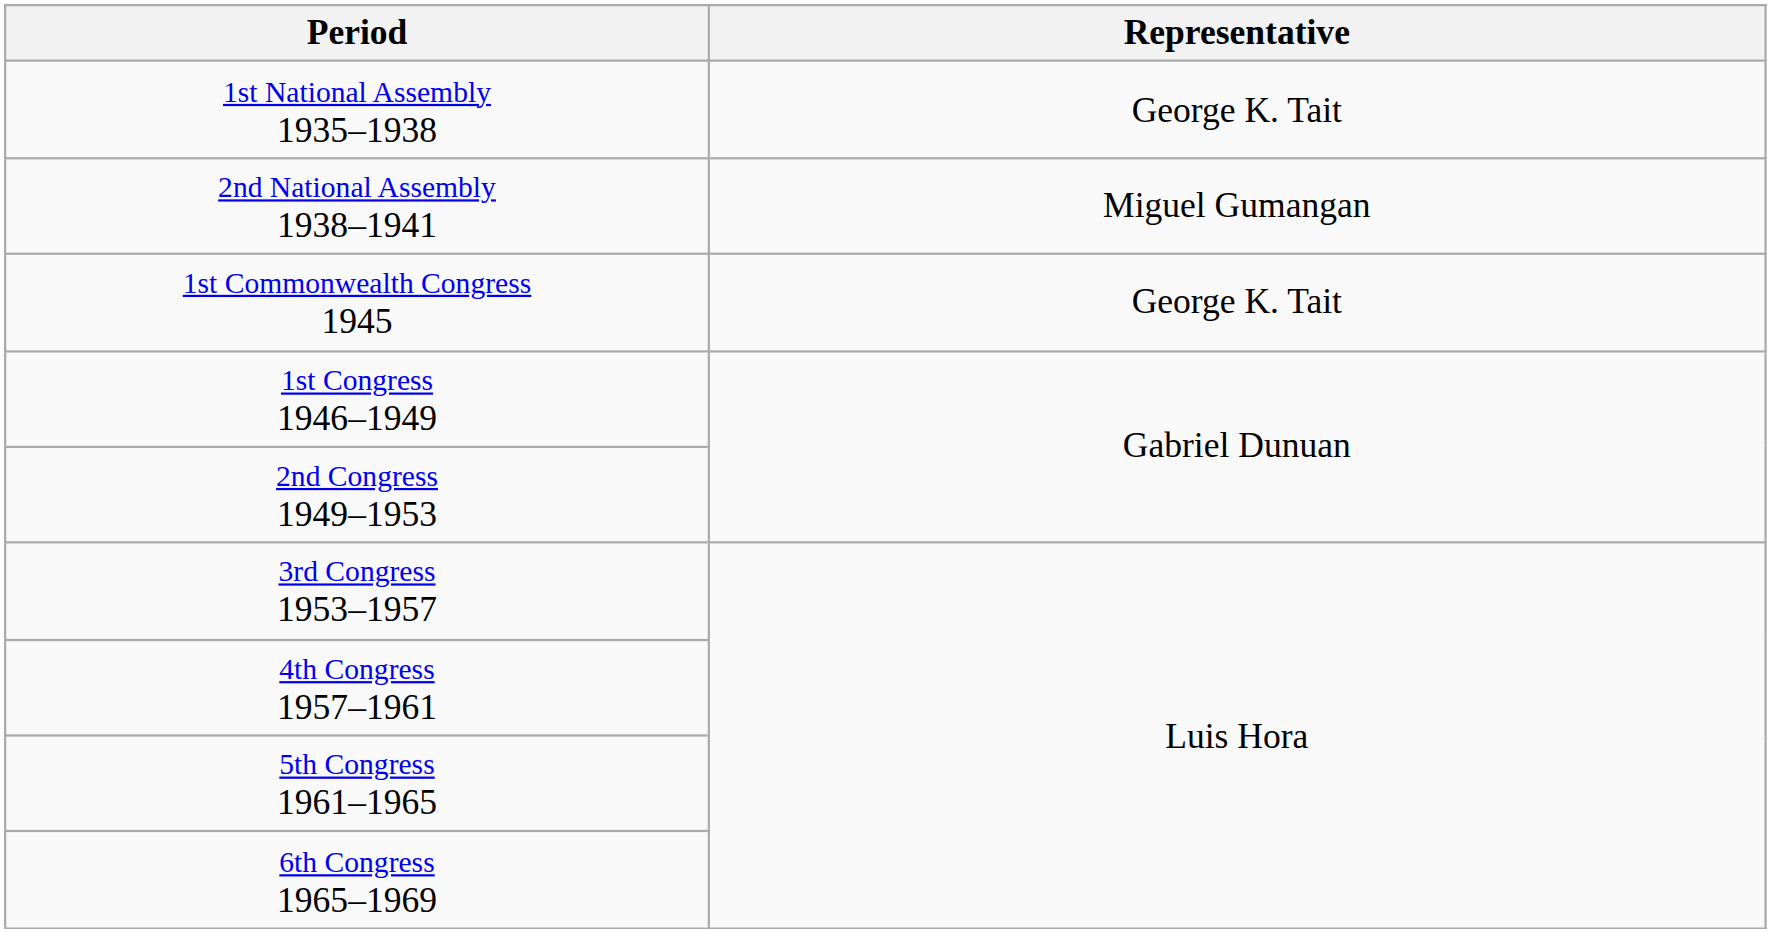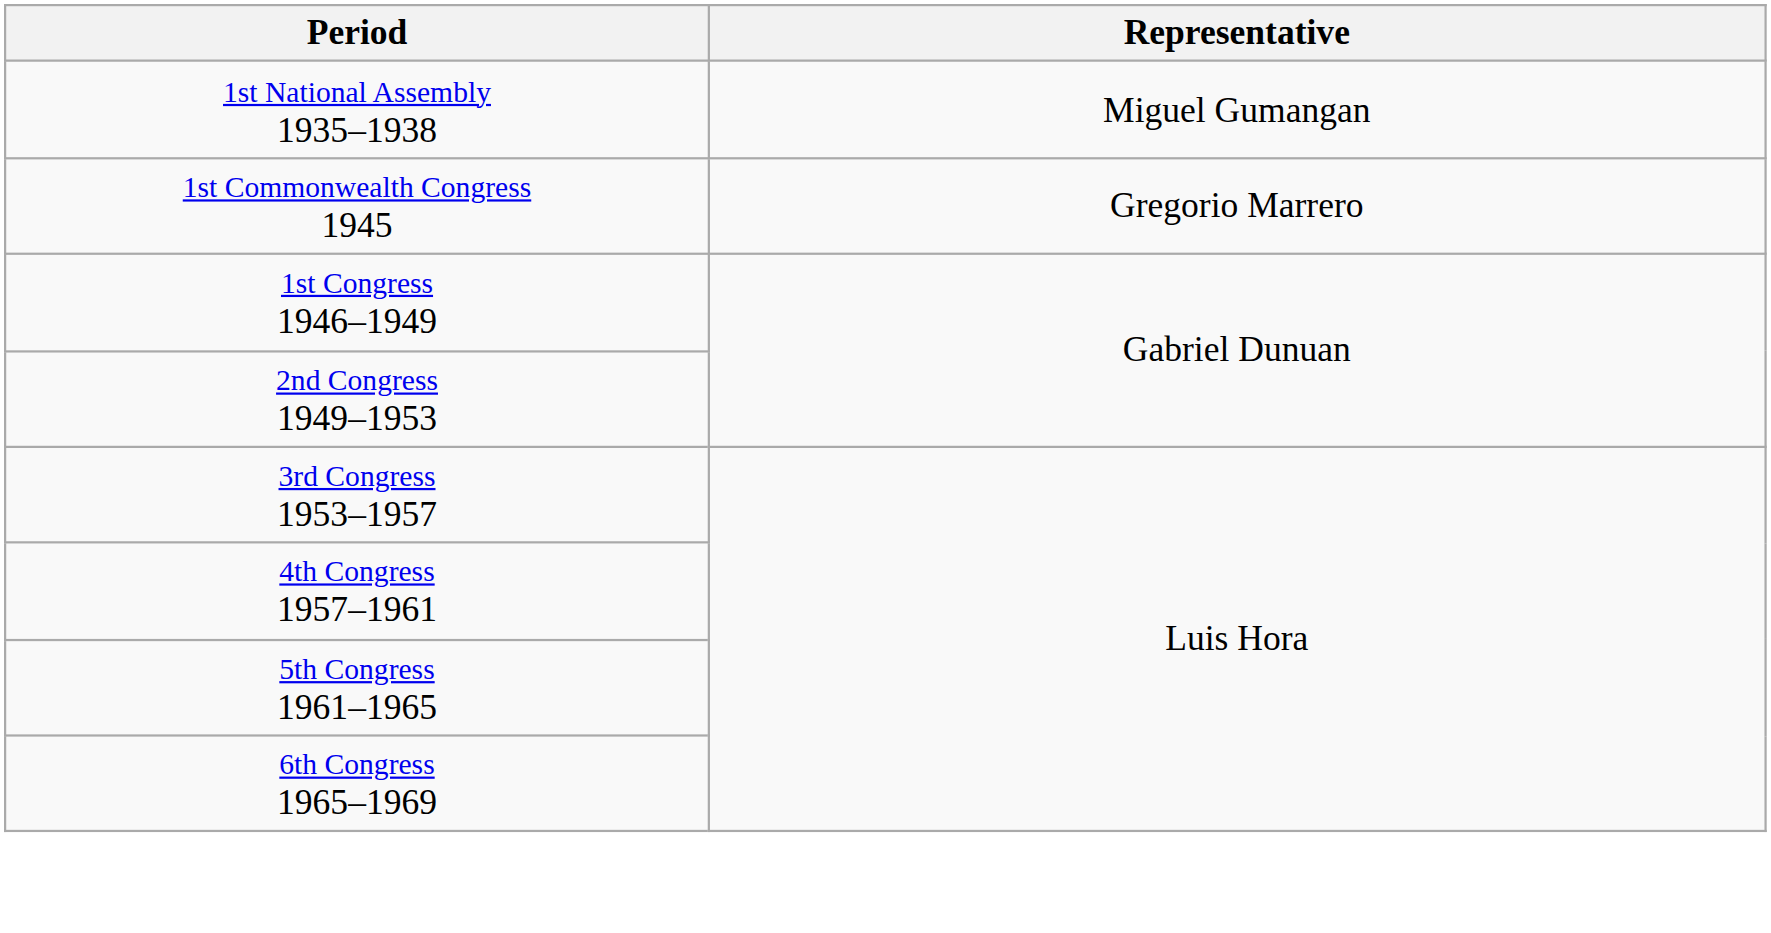(1237, 108) George K. Tait -> (1237, 108) Miguel Gumangan
- row: (357, 207)
(1237, 301) George K. Tait -> (1237, 205) Gregorio Marrero
